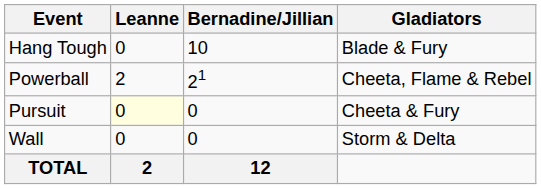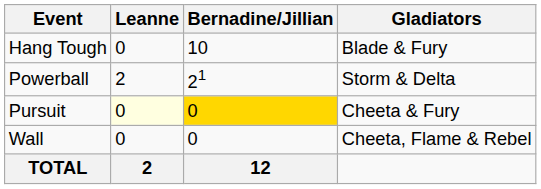(437, 79) Cheeta, Flame & Rebel -> (399, 79) Storm & Delta
(193, 110) no background -> (193, 110) gold background
(399, 139) Storm & Delta -> (437, 139) Cheeta, Flame & Rebel
